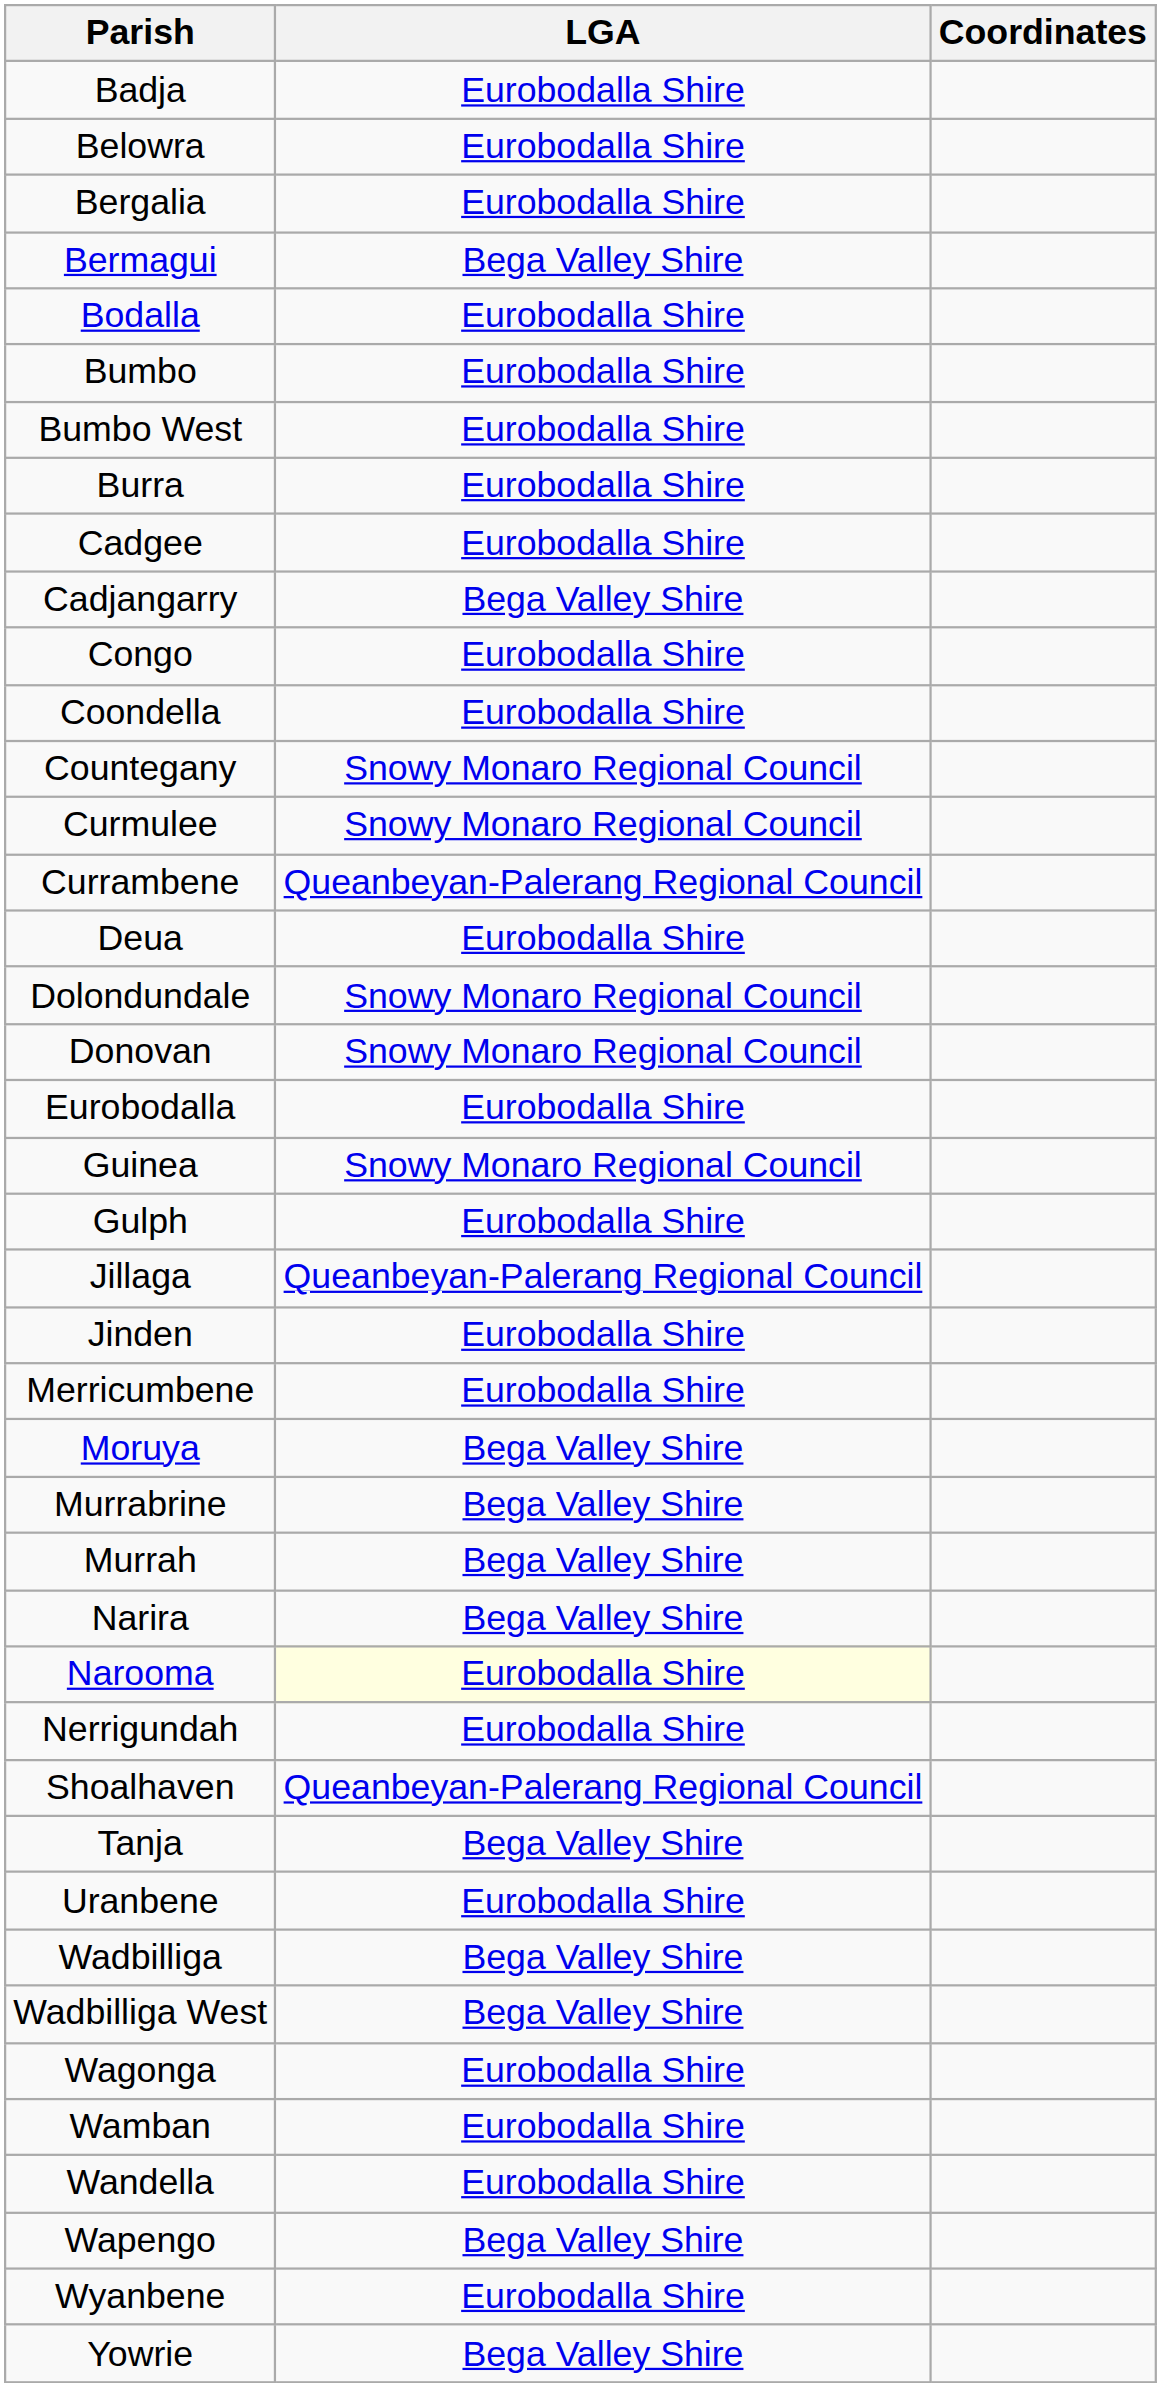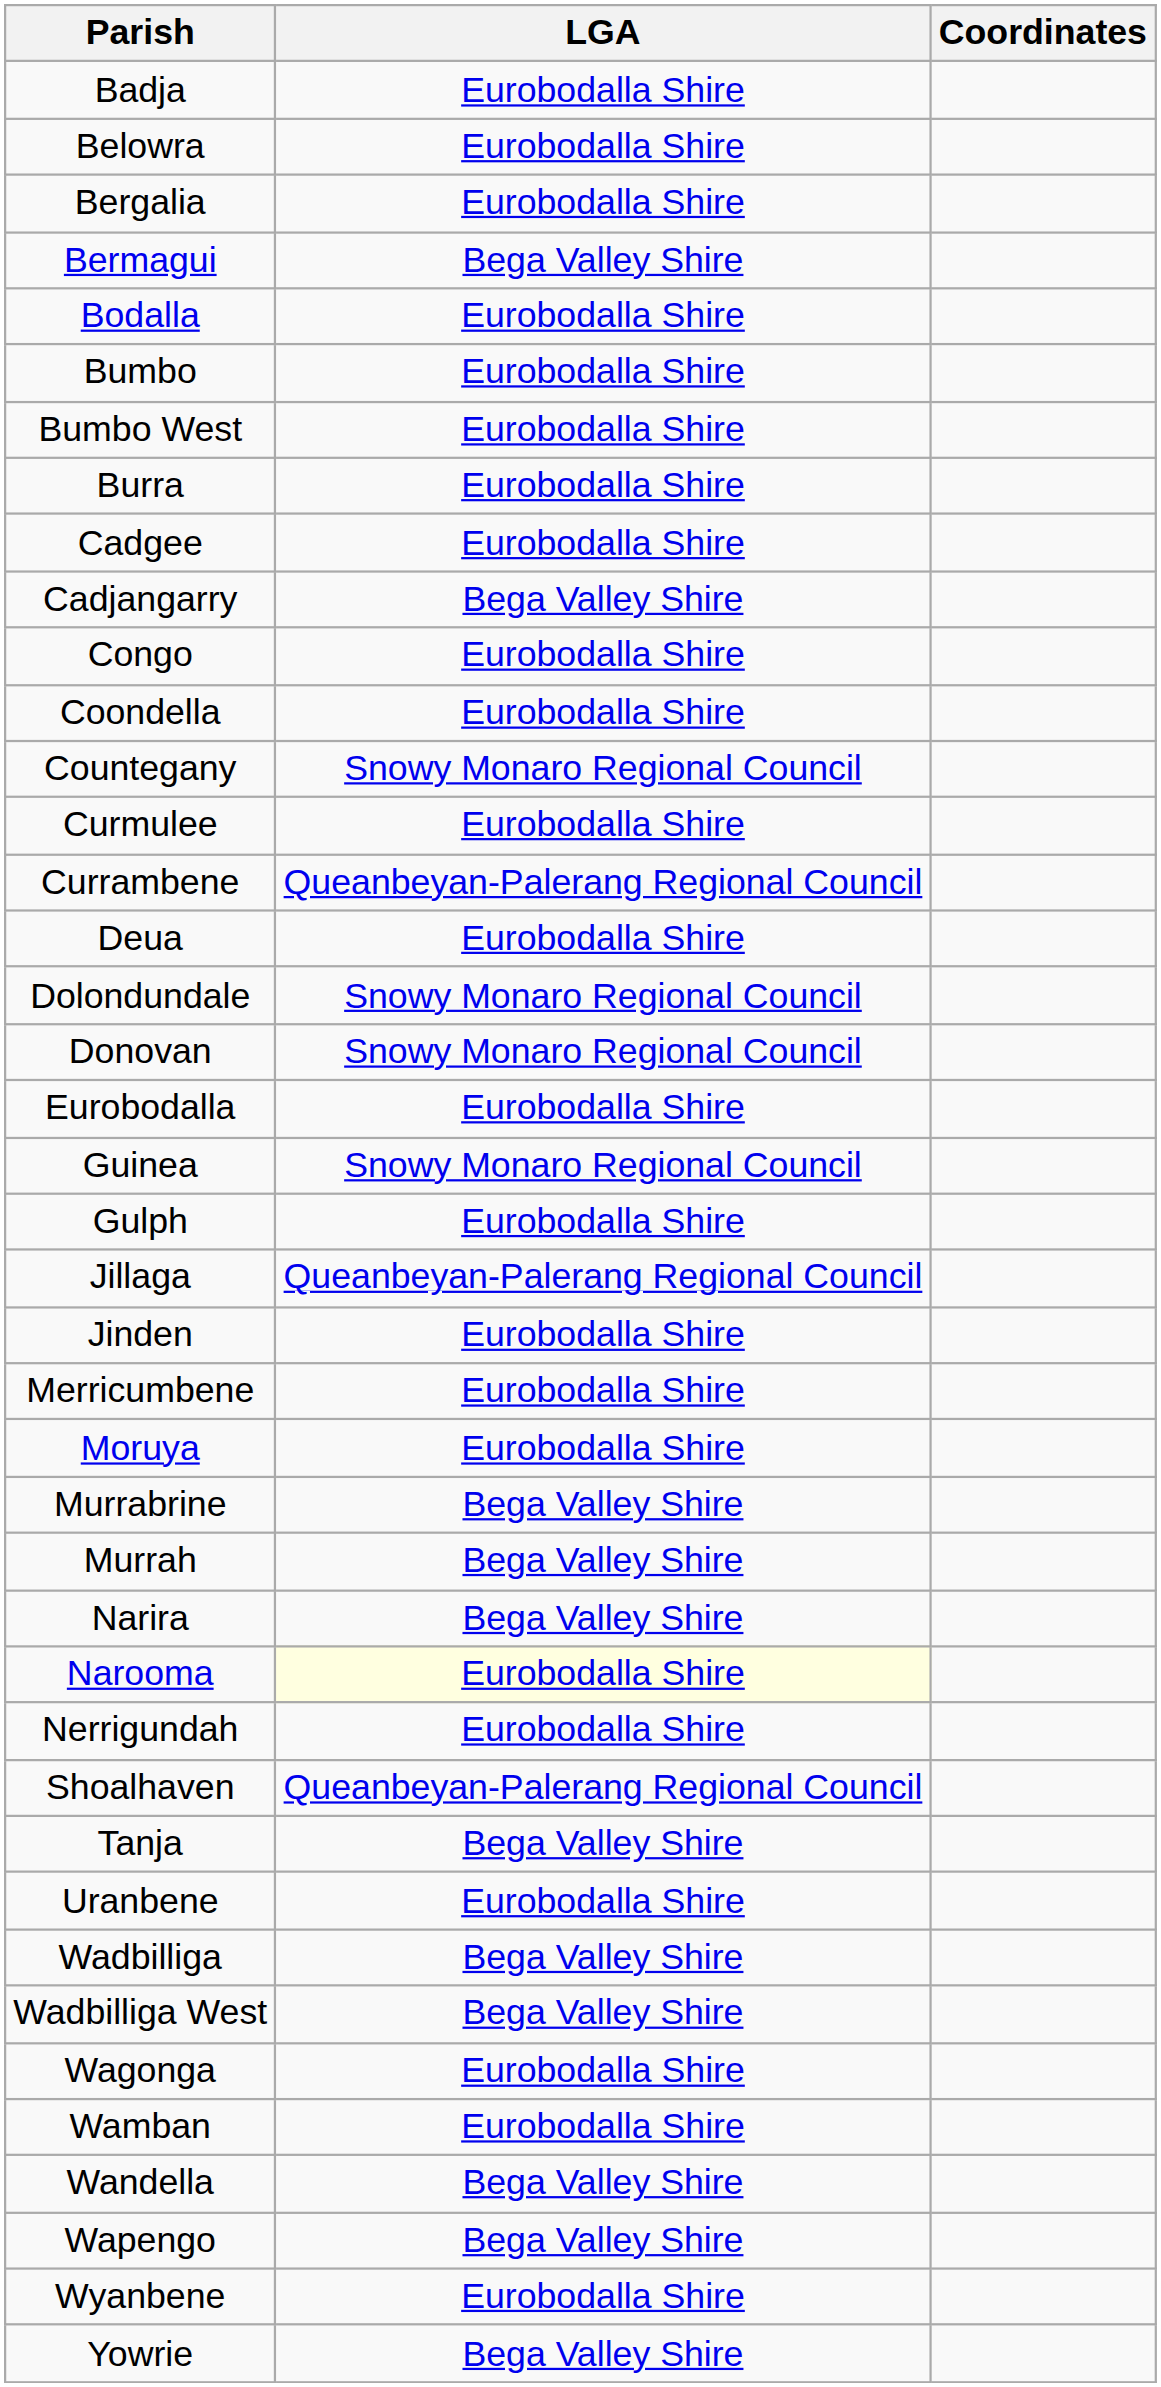(603, 825) Snowy Monaro Regional Council -> (603, 825) Eurobodalla Shire
(603, 1447) Bega Valley Shire -> (603, 1447) Eurobodalla Shire
(603, 2183) Eurobodalla Shire -> (603, 2183) Bega Valley Shire
